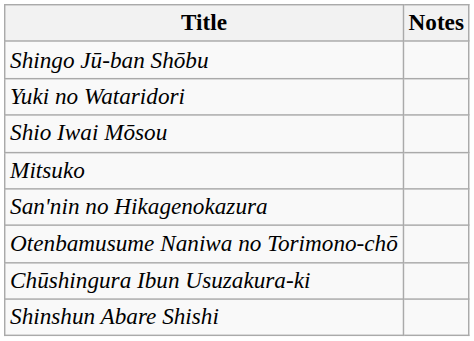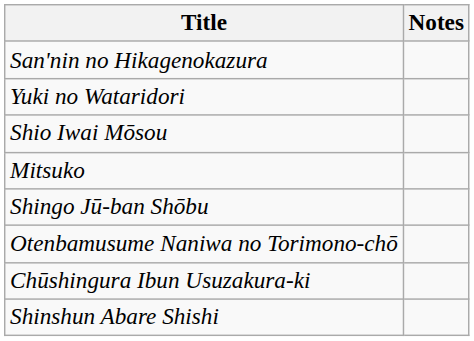rows swapped: (109, 59) <-> (139, 206)
